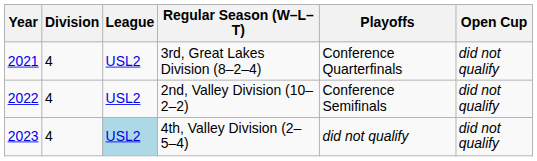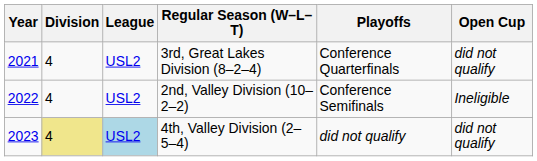(480, 98) did not qualify -> (482, 98) Ineligible
(49, 136) no background -> (49, 136) khaki background
